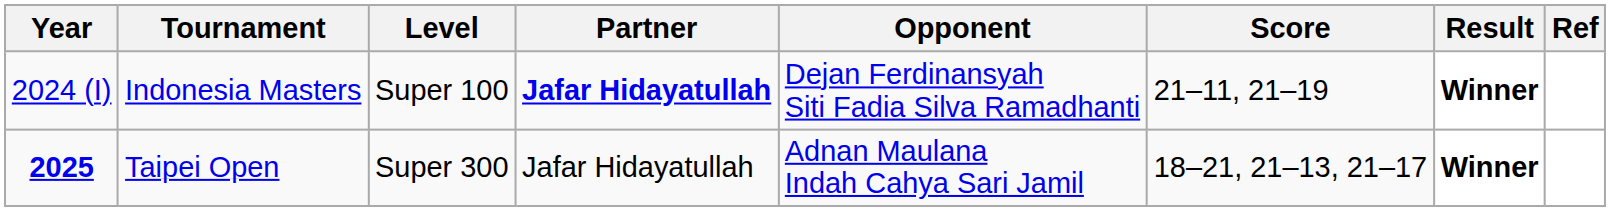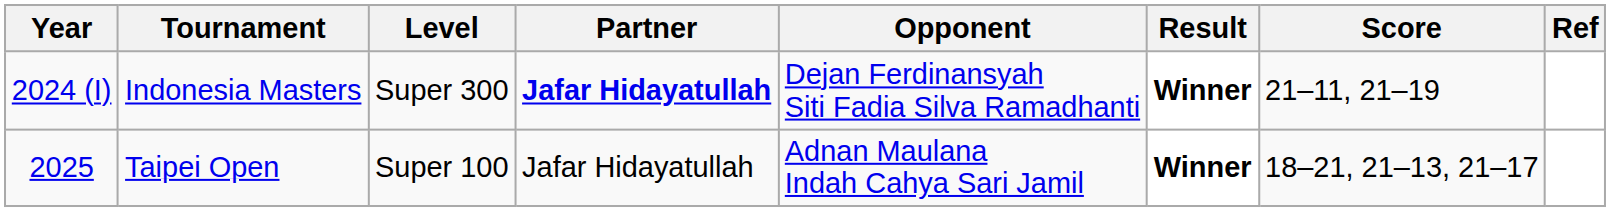columns swapped: (1290, 28) <-> (1490, 28)
(442, 90) Super 100 -> (442, 90) Super 300
(62, 168) bold -> (62, 168) normal
(442, 168) Super 300 -> (442, 168) Super 100
